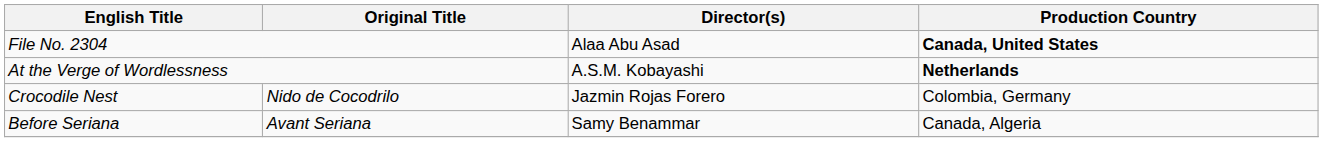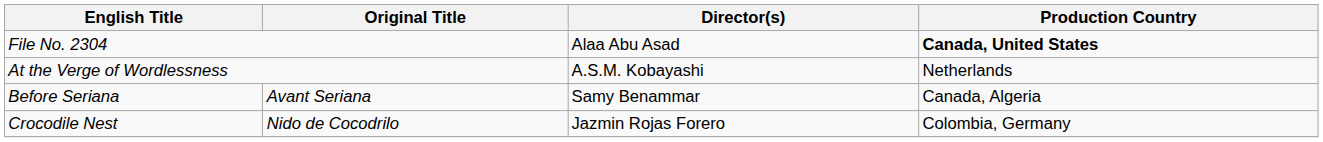(971, 70) bold -> (967, 70) normal
rows swapped: (64, 123) <-> (63, 96)
